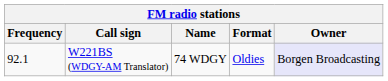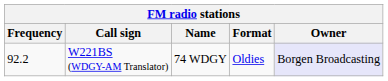(18, 59) 92.1 -> (18, 59) 92.2
